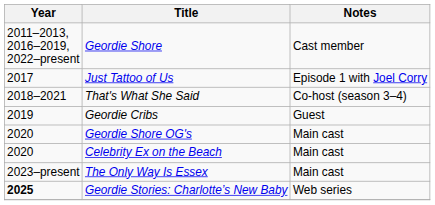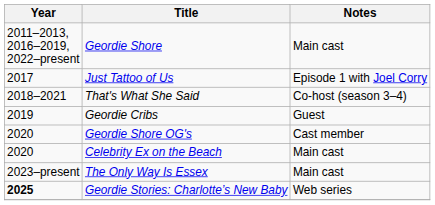(328, 45) Cast member -> (318, 45) Main cast
(318, 134) Main cast -> (328, 134) Cast member
